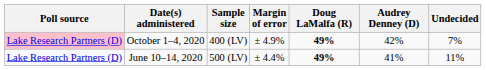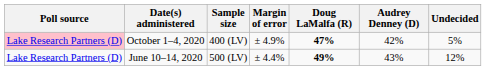(324, 40) 49% -> (324, 40) 47%
(455, 40) 7% -> (455, 40) 5%
(394, 57) 41% -> (394, 57) 43%
(455, 57) 11% -> (455, 57) 12%
